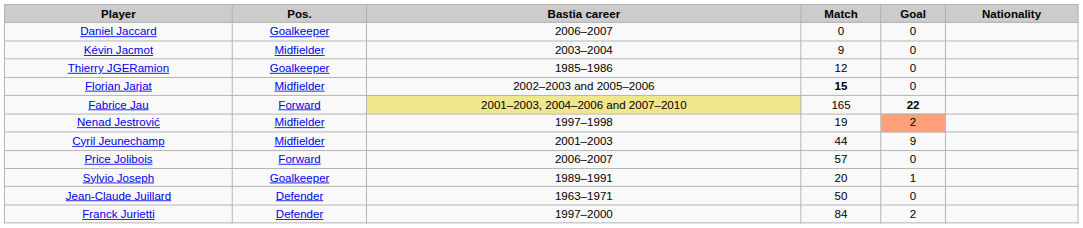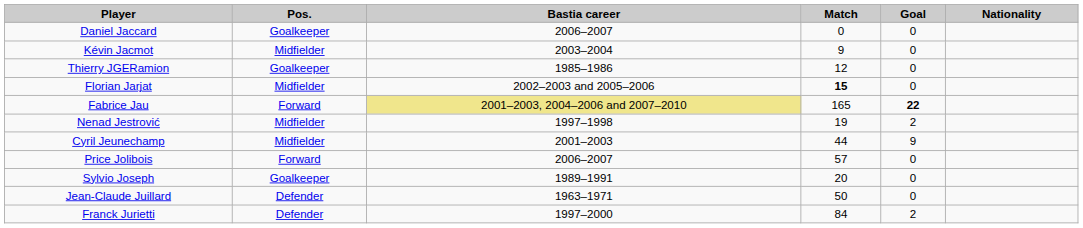(913, 122) lightsalmon background -> (913, 122) no background
(913, 177) 1 -> (913, 177) 0
